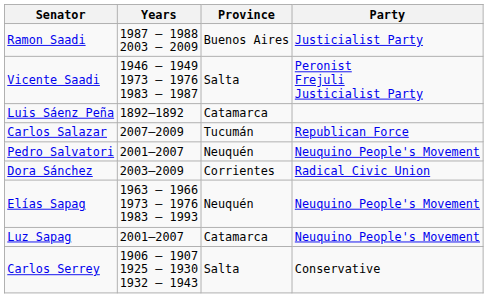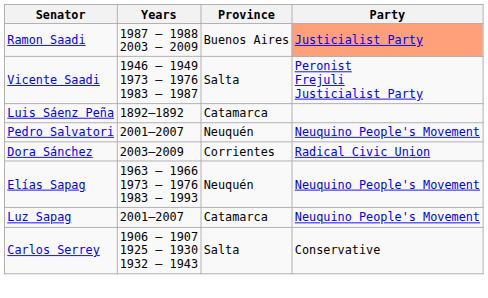(359, 40) no background -> (359, 40) lightsalmon background
- row: (57, 132)
